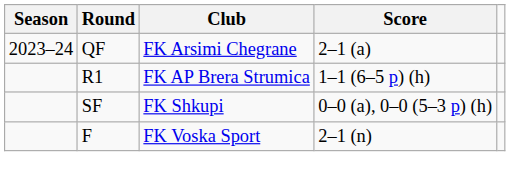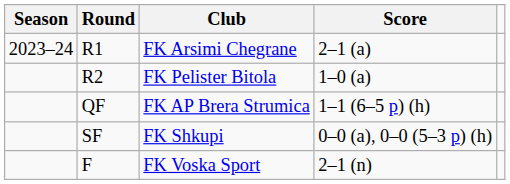(93, 48) QF -> (92, 48) R1
+ row: (210, 77)
(92, 77) R1 -> (93, 106) QF
